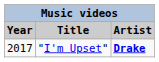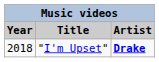(20, 48) 2017 -> (20, 48) 2018
